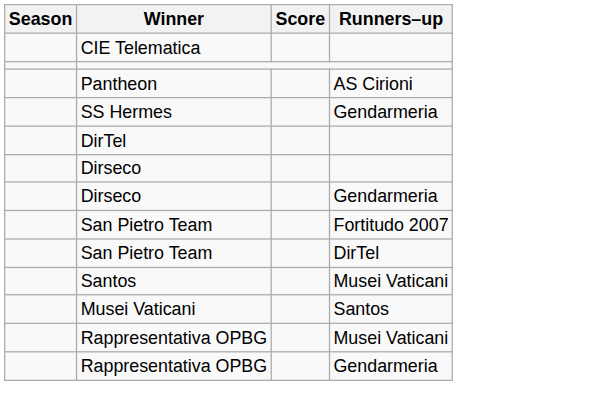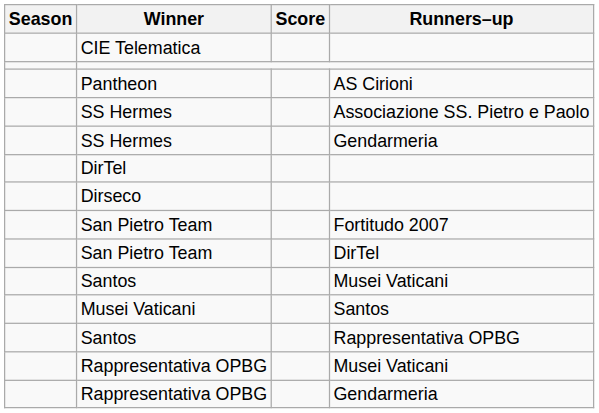+ row: (126, 112)
- row: (111, 197)
+ row: (108, 338)
